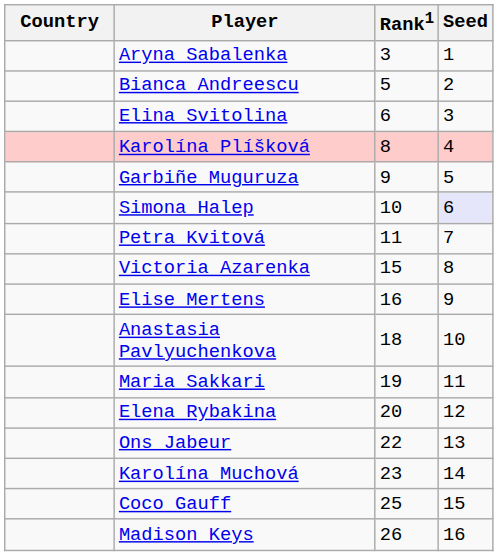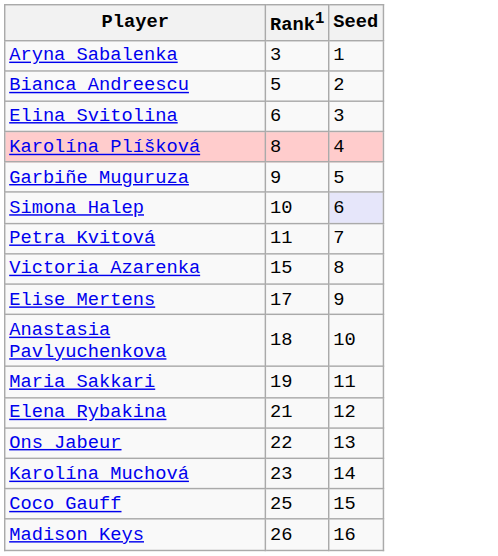- column: (60, 22)
(391, 299) 16 -> (281, 299) 17
(391, 412) 20 -> (281, 412) 21
